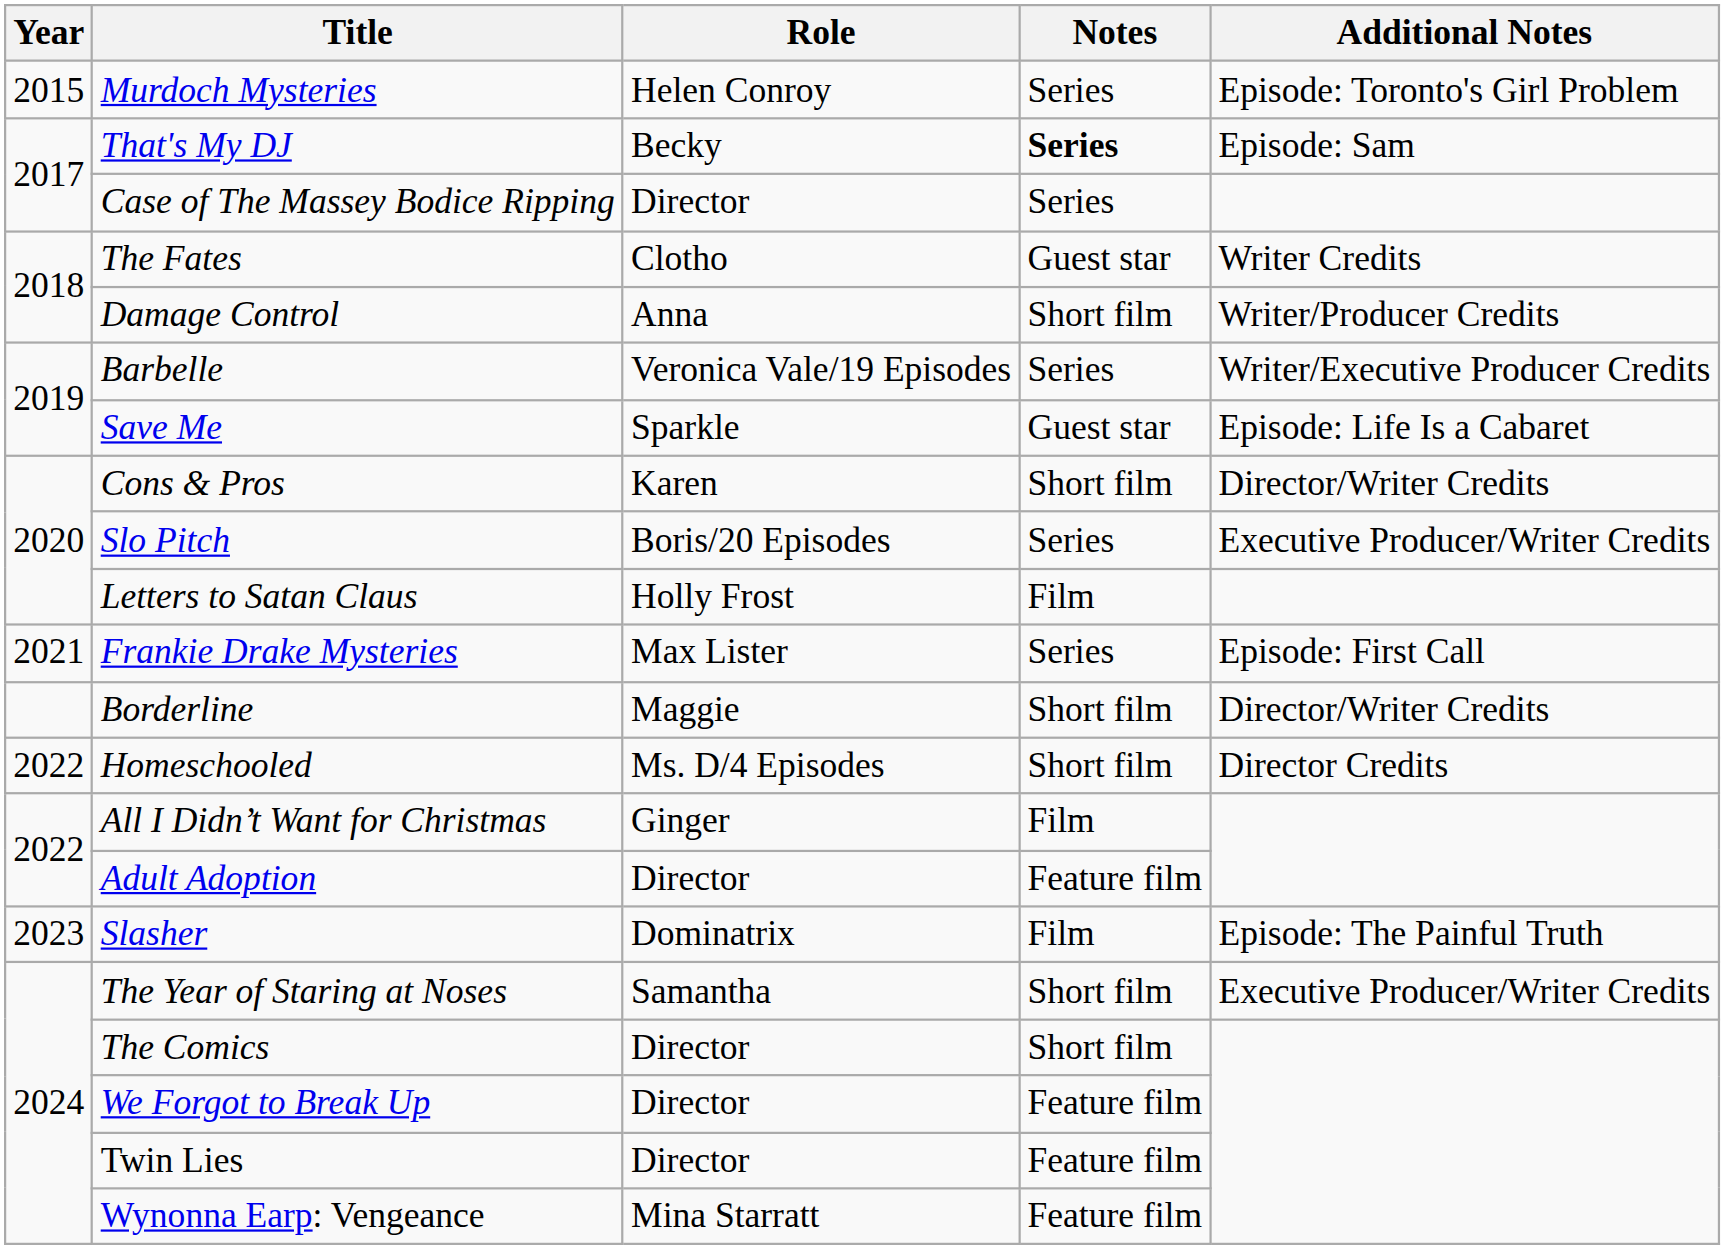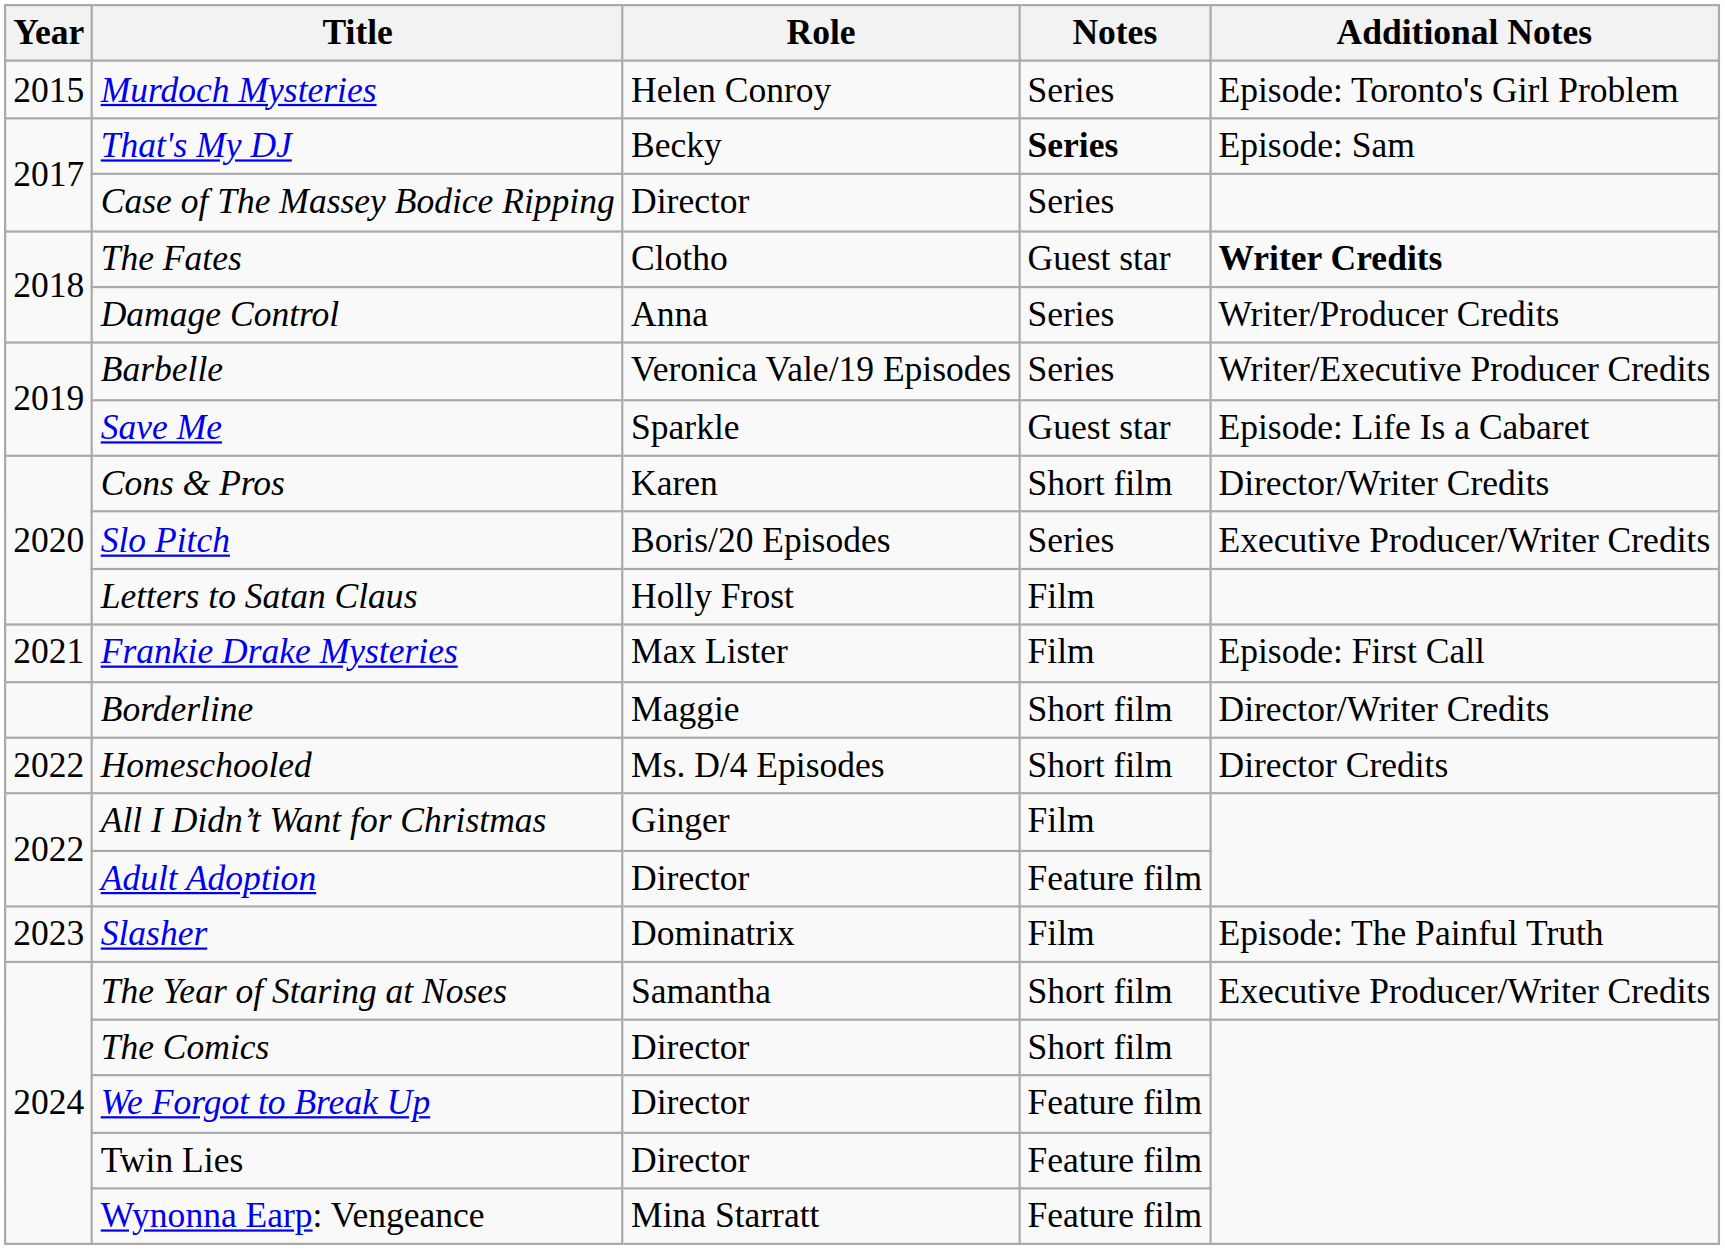(1320, 257) normal -> (1330, 257) bold
(1100, 314) Short film -> (1071, 314) Series
(1071, 652) Series -> (1061, 652) Film
